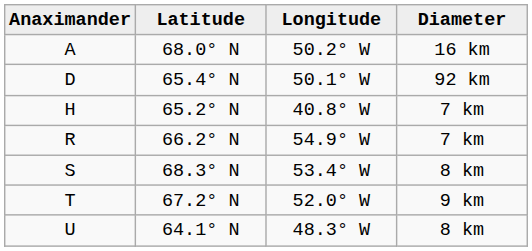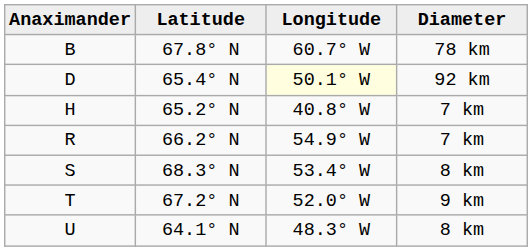- row: (70, 50)
+ row: (70, 50)
(331, 80) no background -> (331, 80) lightyellow background
